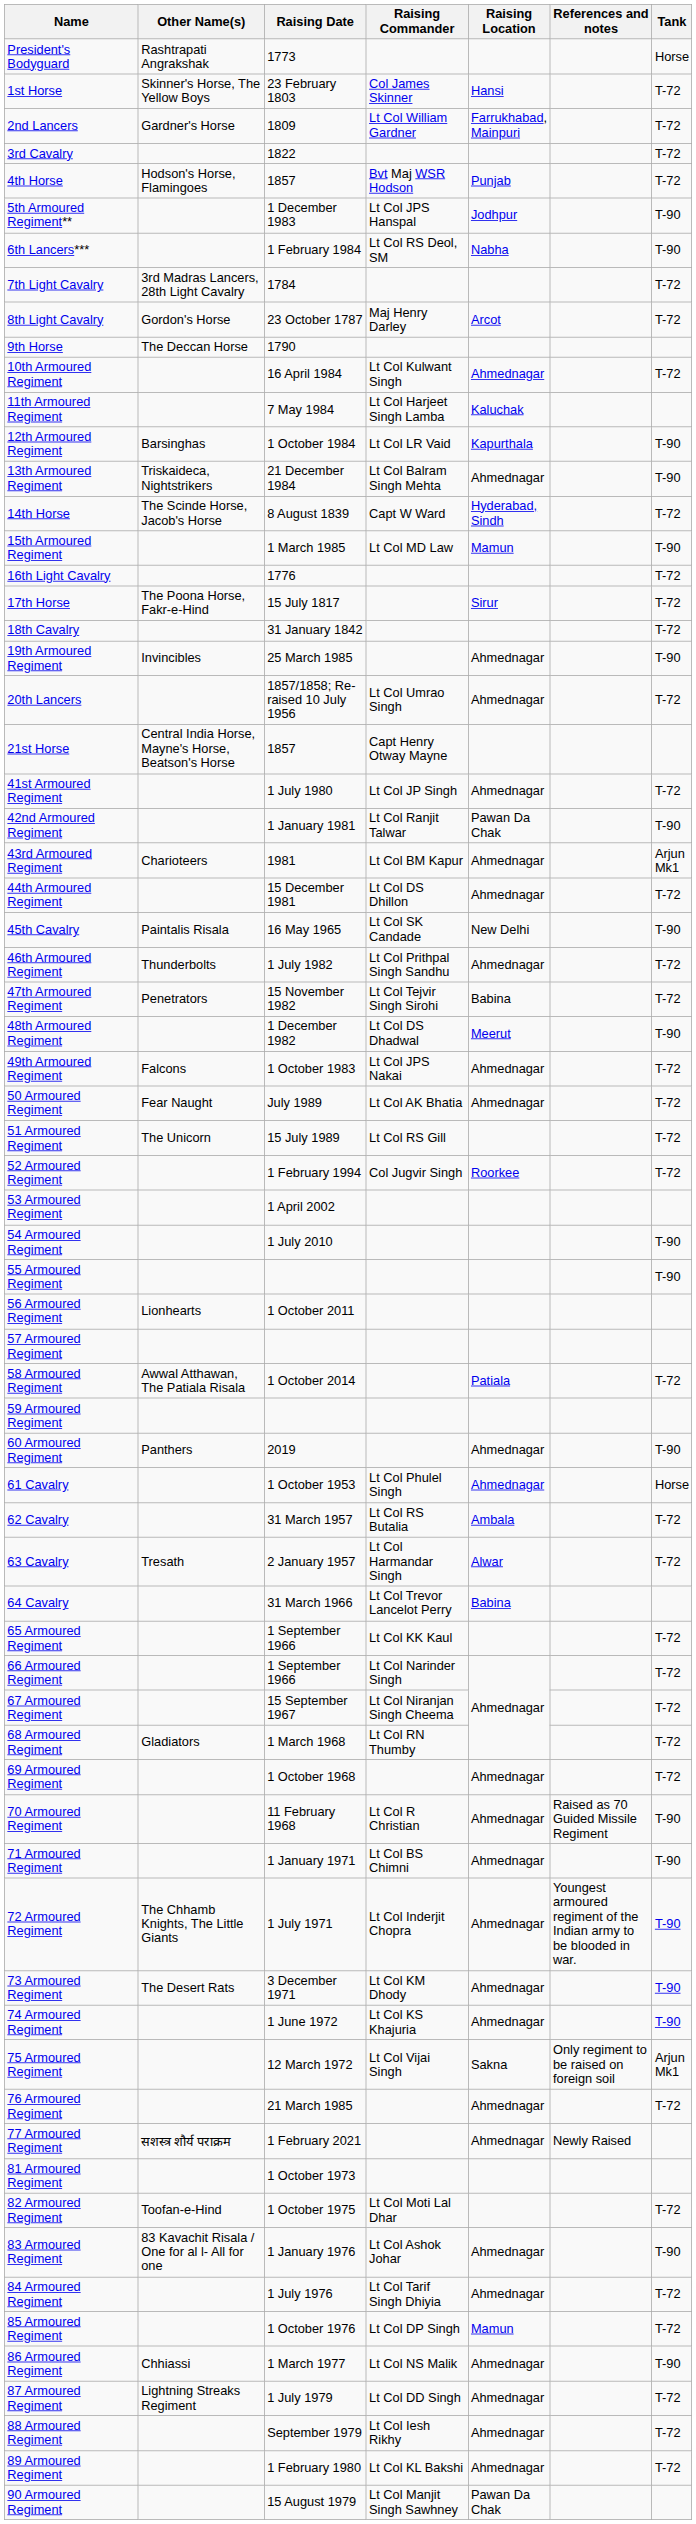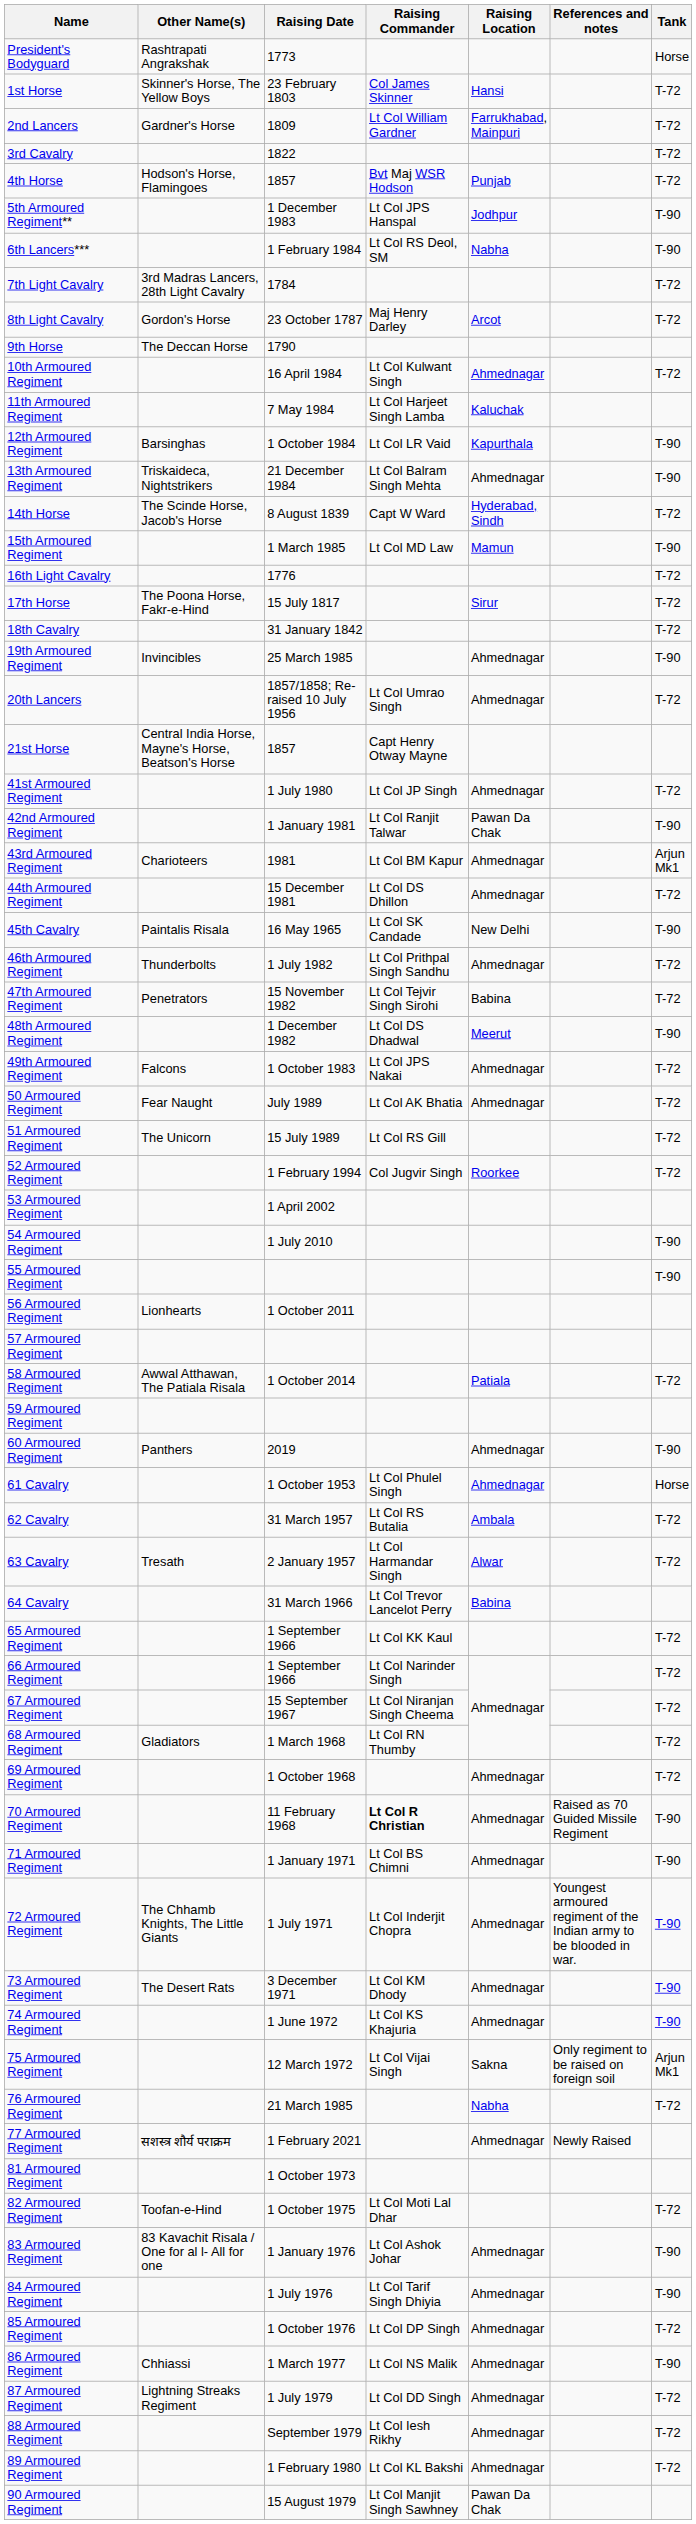(394, 1819) normal -> (397, 1819) bold
(508, 2106) Ahmednagar -> (490, 2106) Nabha
(668, 2294) T-72 -> (668, 2294) T-90
(492, 2329) Mamun -> (508, 2329) Ahmednagar
